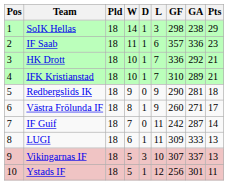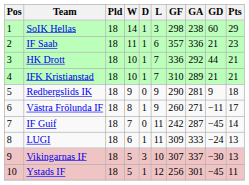+ column: (216, 12)
